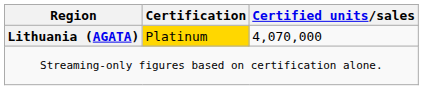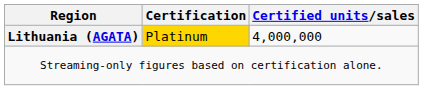(287, 36) 4,070,000 -> (287, 36) 4,000,000
